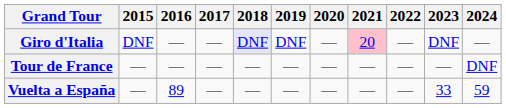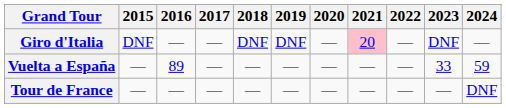(253, 41) lavender background -> (253, 41) no background
rows swapped: (62, 66) <-> (62, 90)
